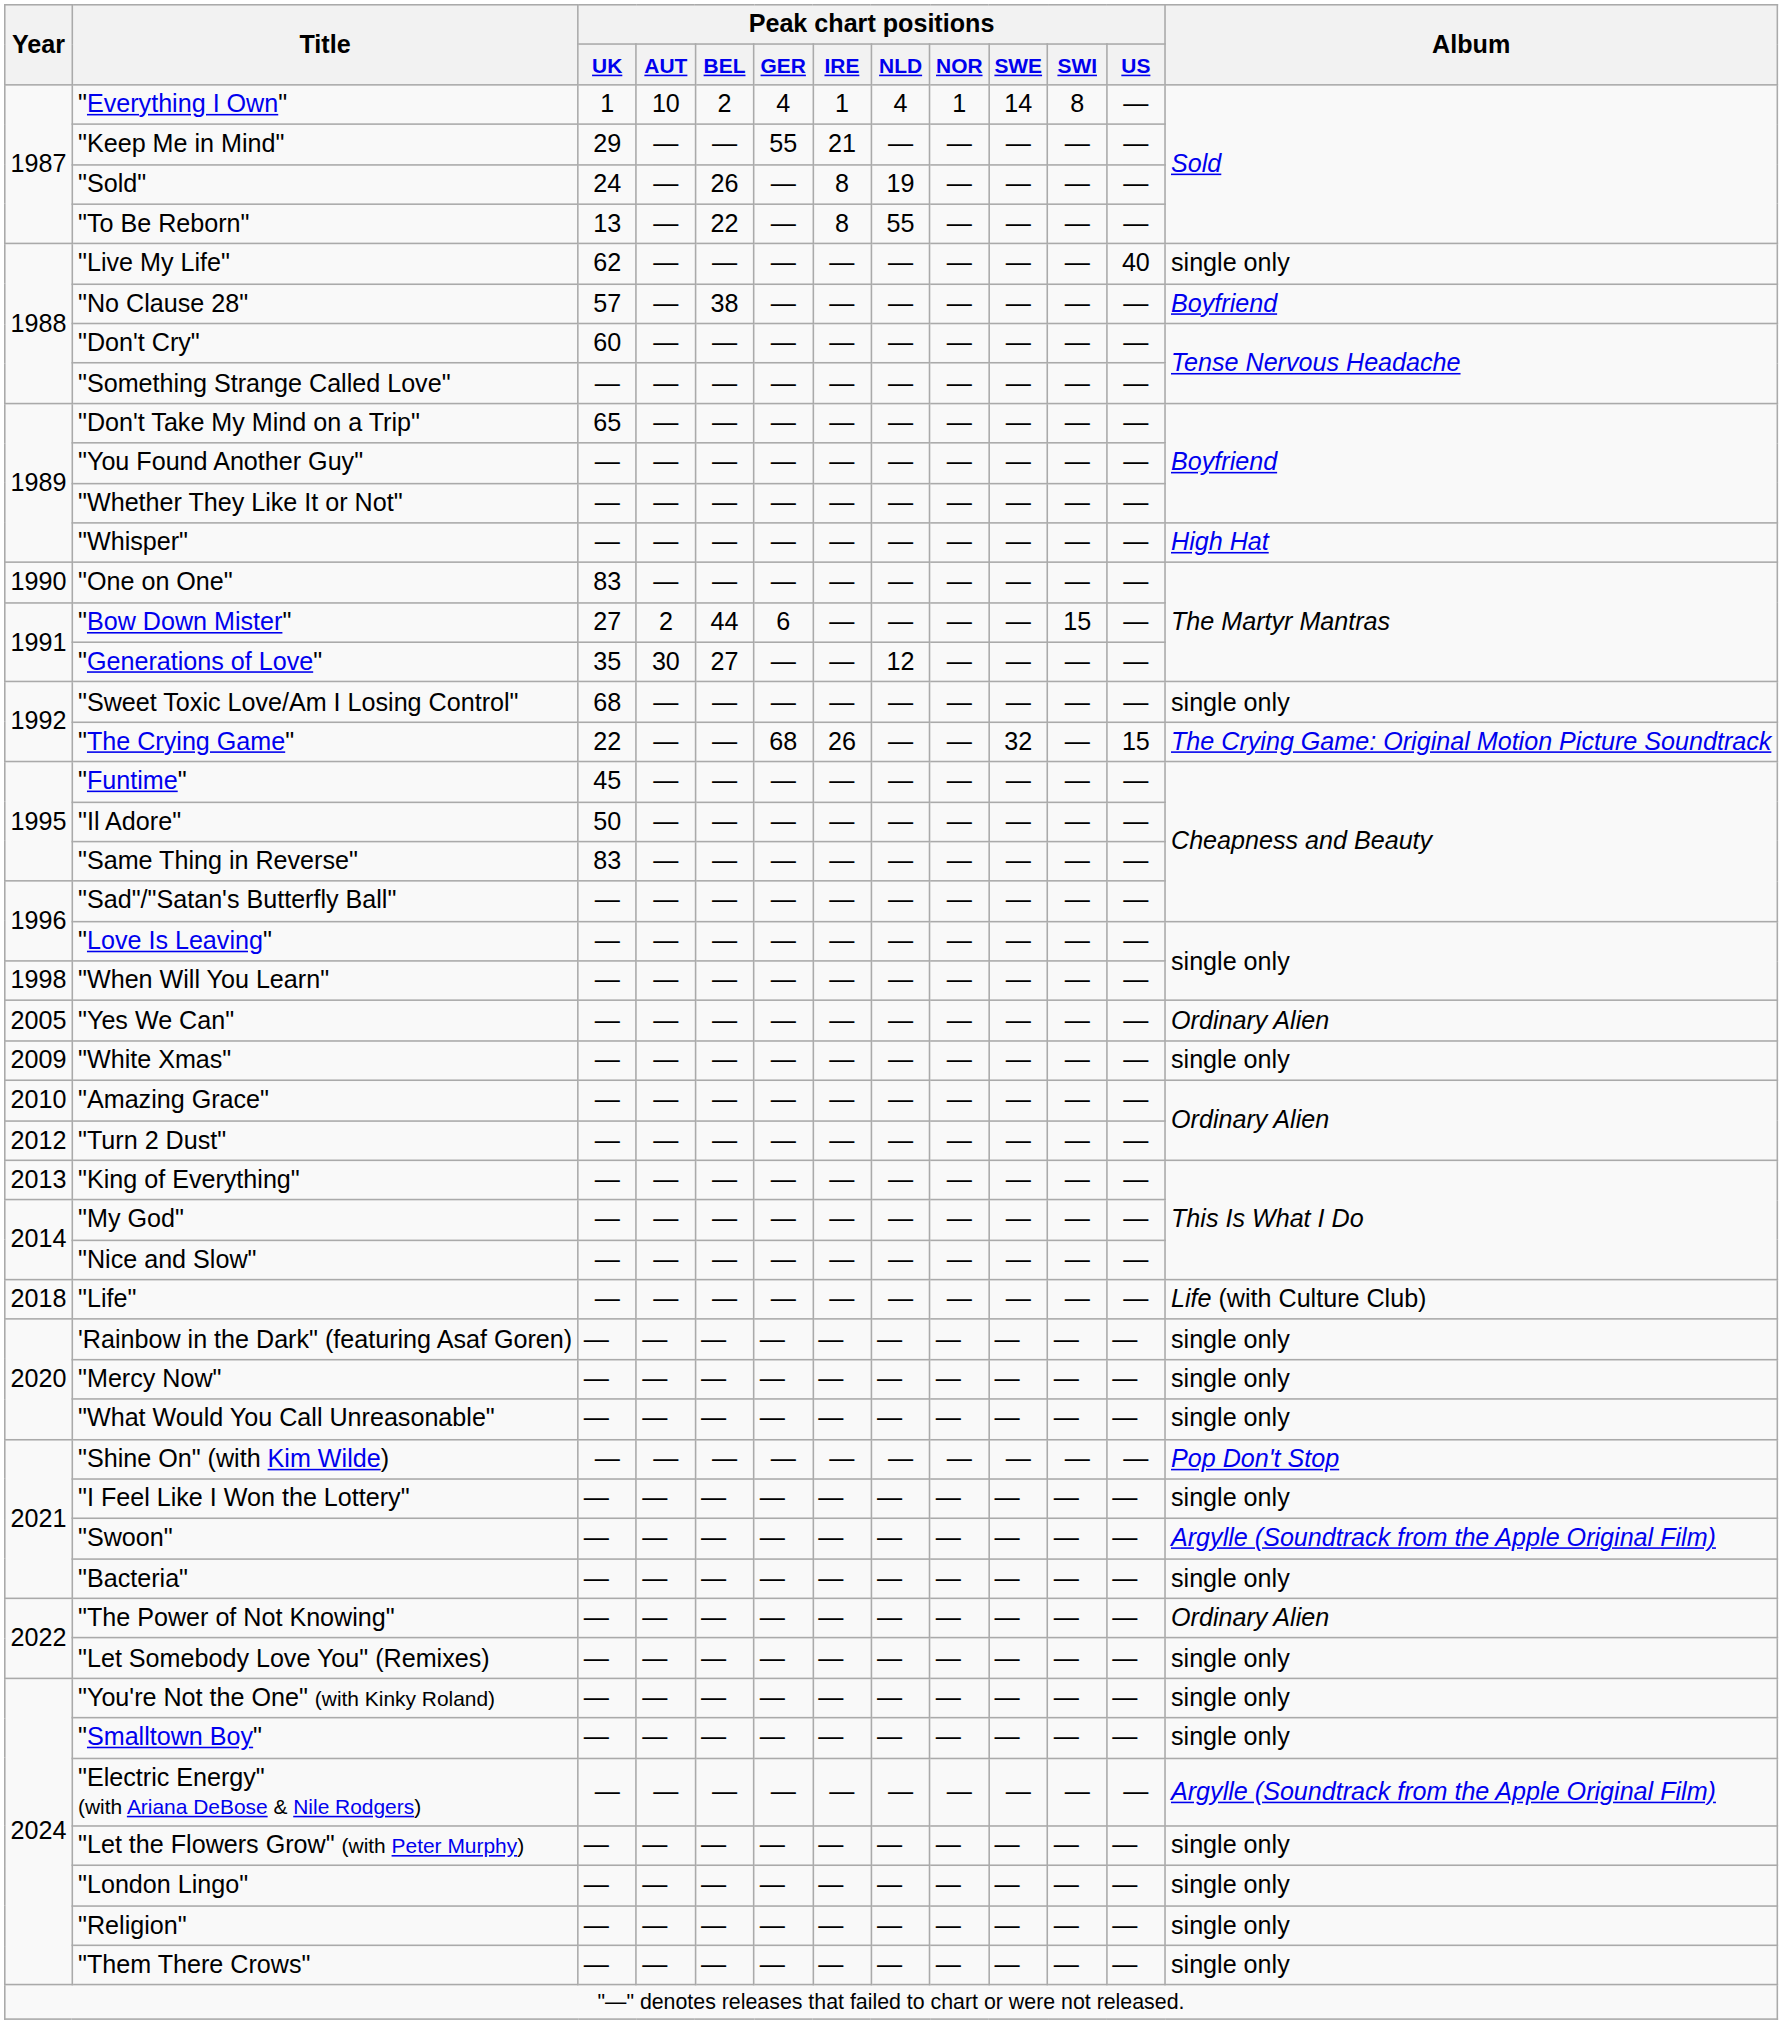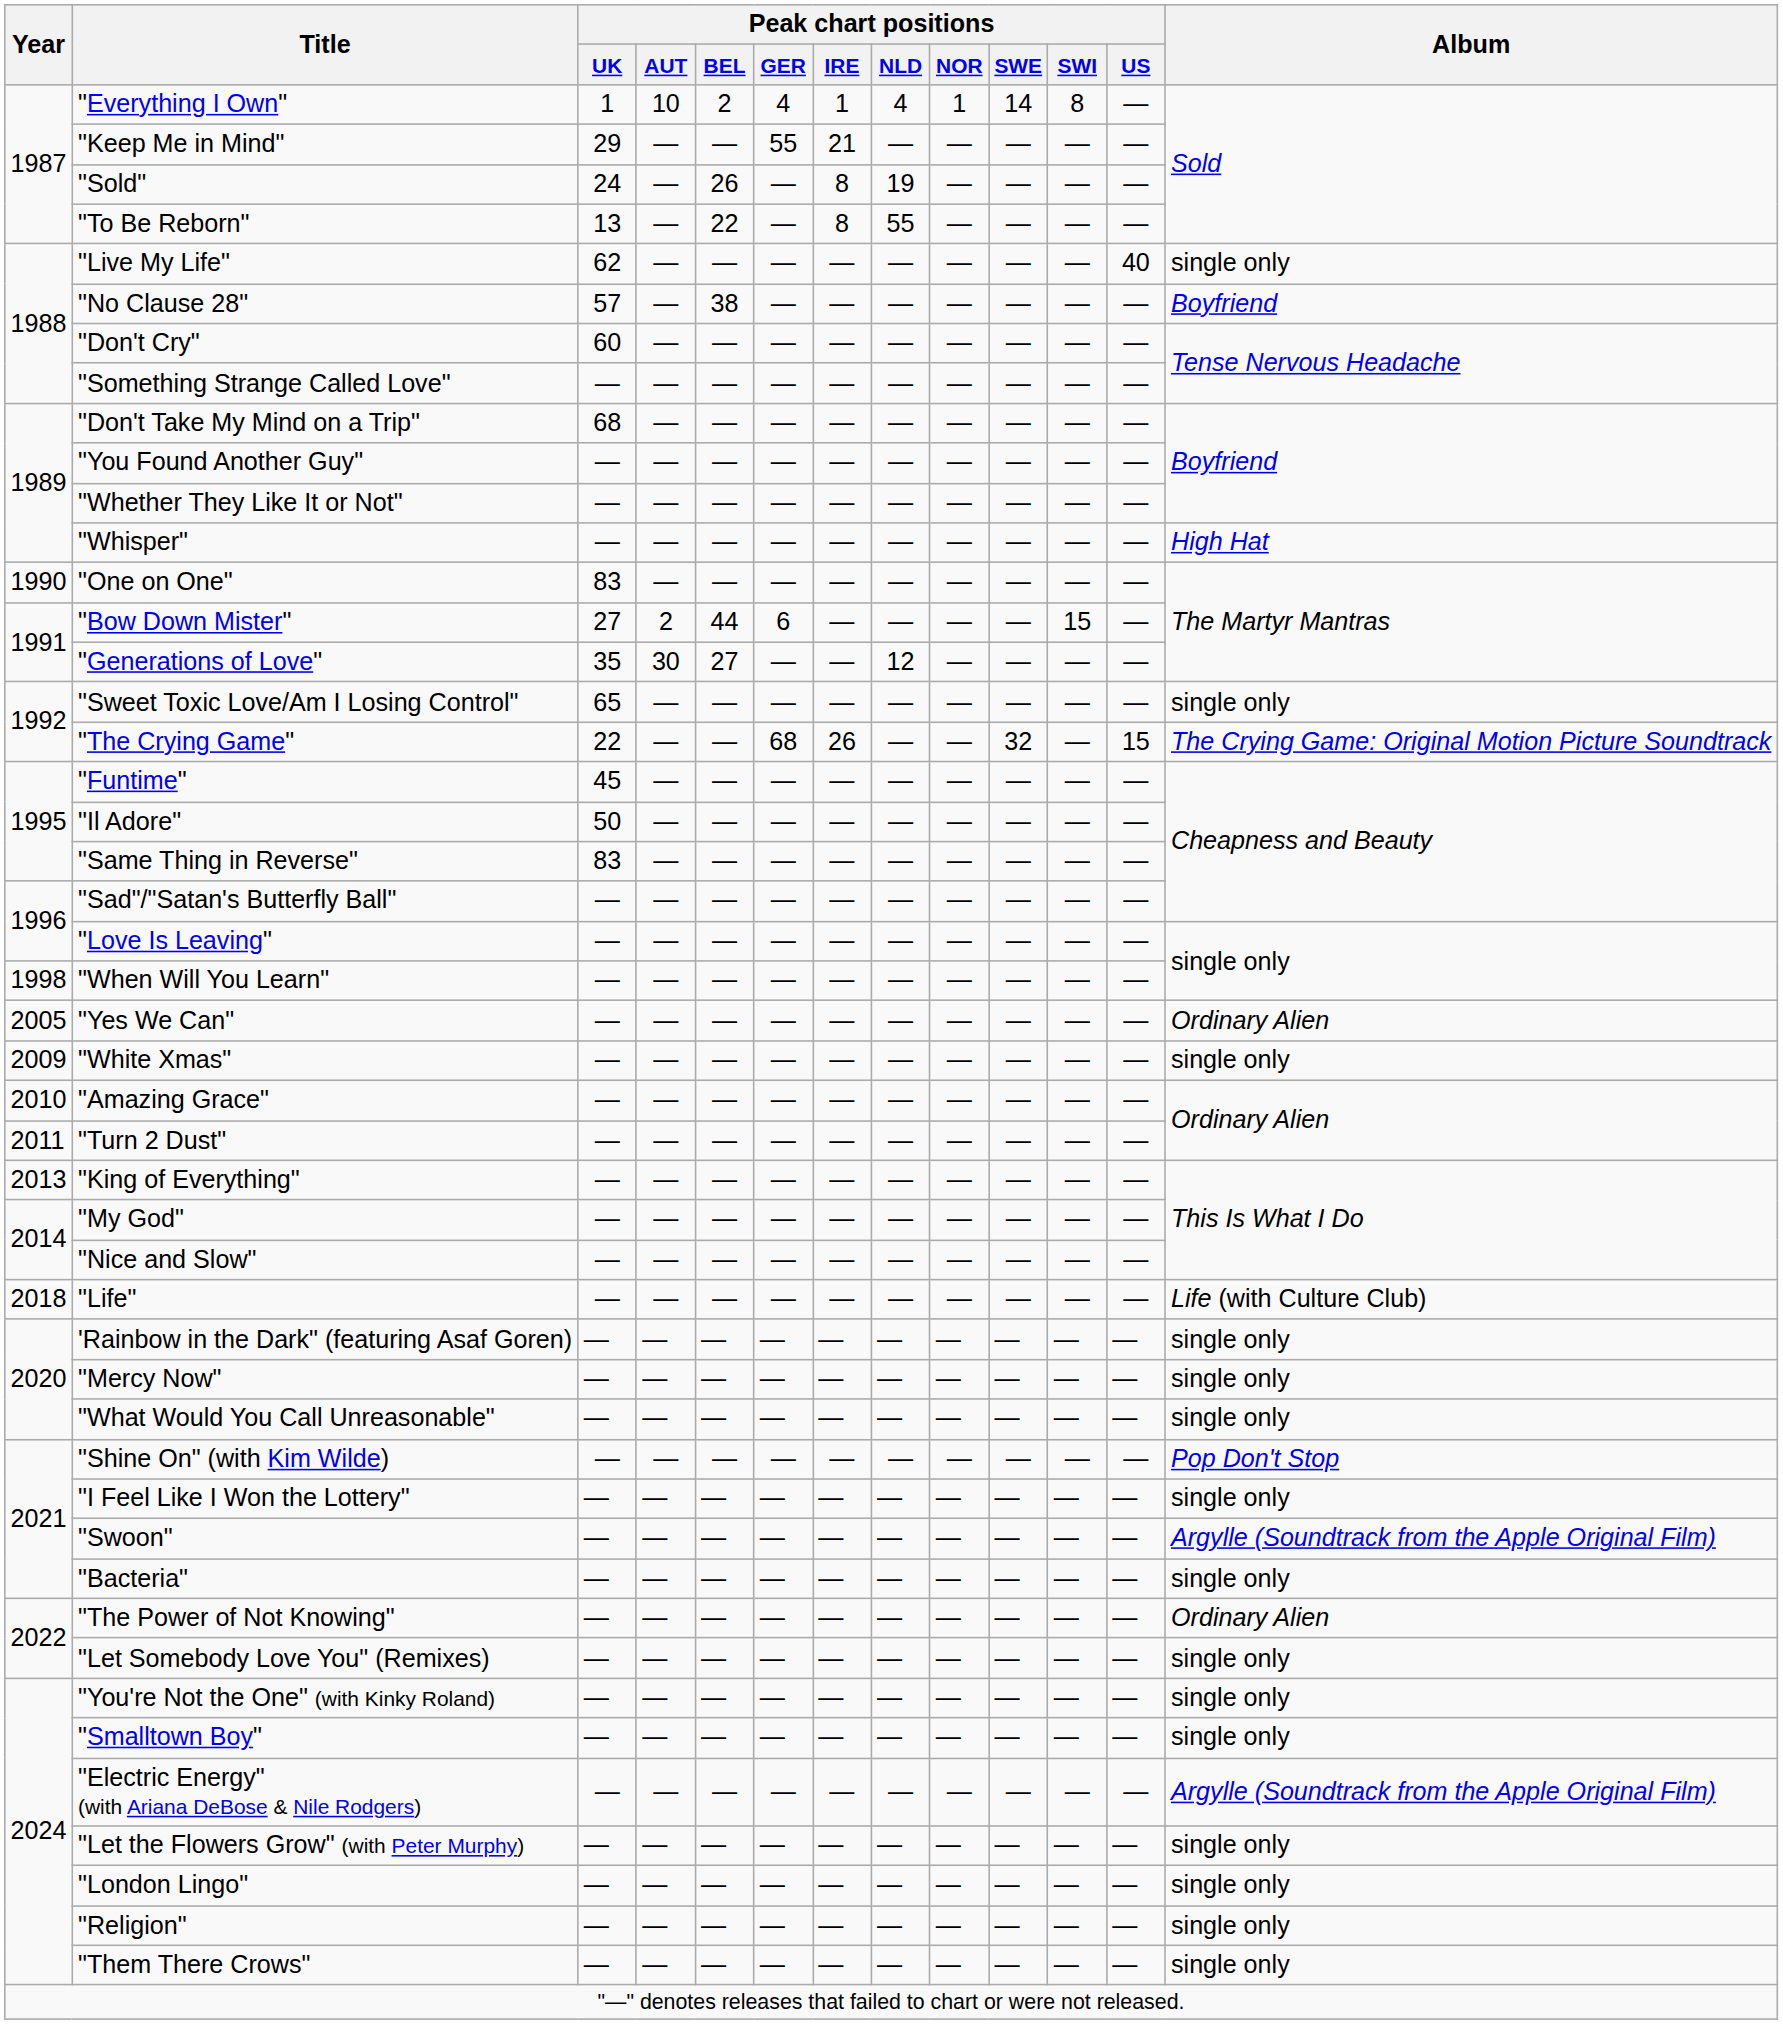(607, 422) 65 -> (607, 422) 68
(607, 701) 68 -> (607, 701) 65
(39, 1139) 2012 -> (38, 1139) 2011
